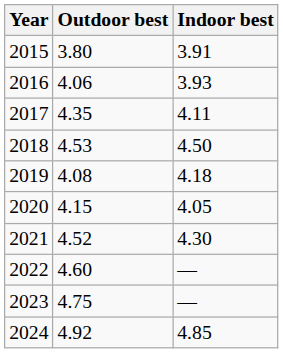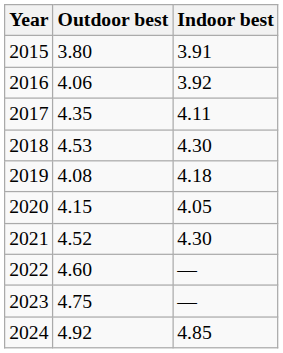(194, 82) 3.93 -> (194, 82) 3.92
(194, 144) 4.50 -> (194, 144) 4.30
